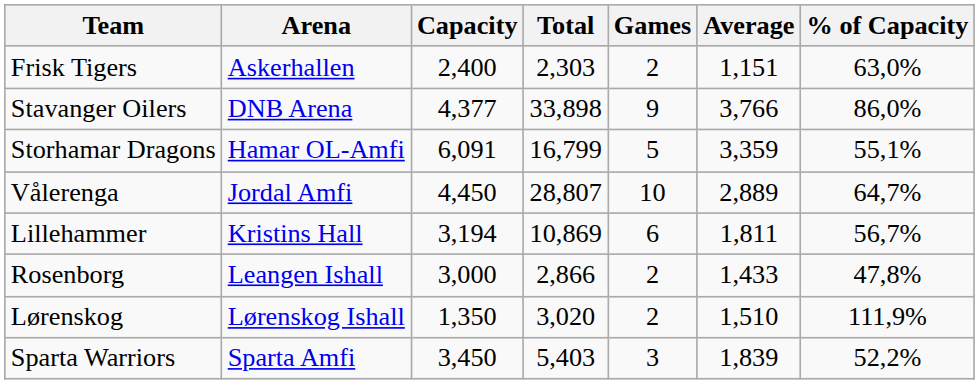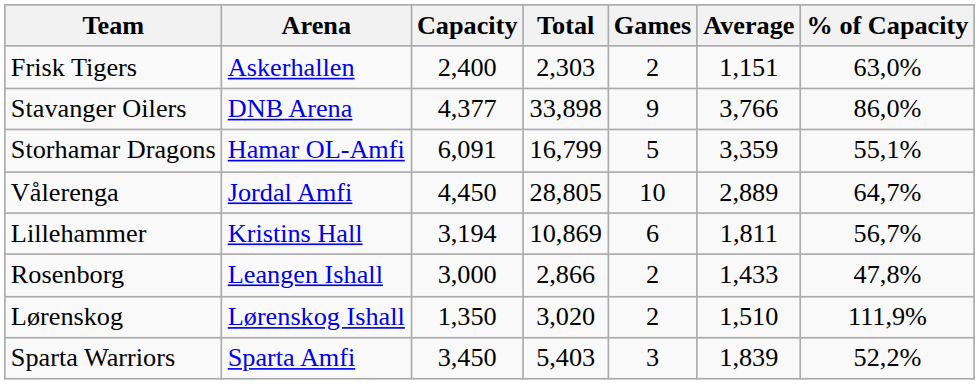(566, 191) 28,807 -> (566, 191) 28,805
